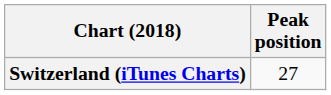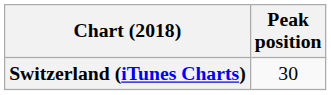(288, 73) 27 -> (288, 73) 30
